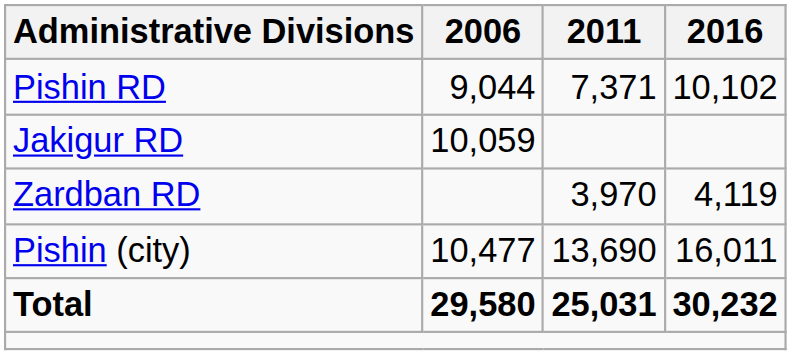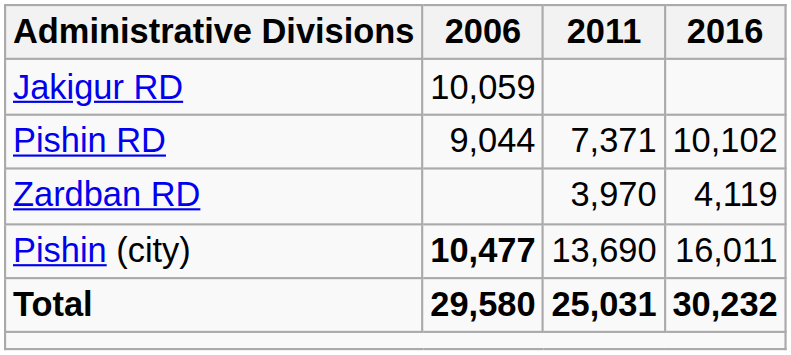rows swapped: (98, 140) <-> (89, 86)
(483, 250) normal -> (483, 250) bold
